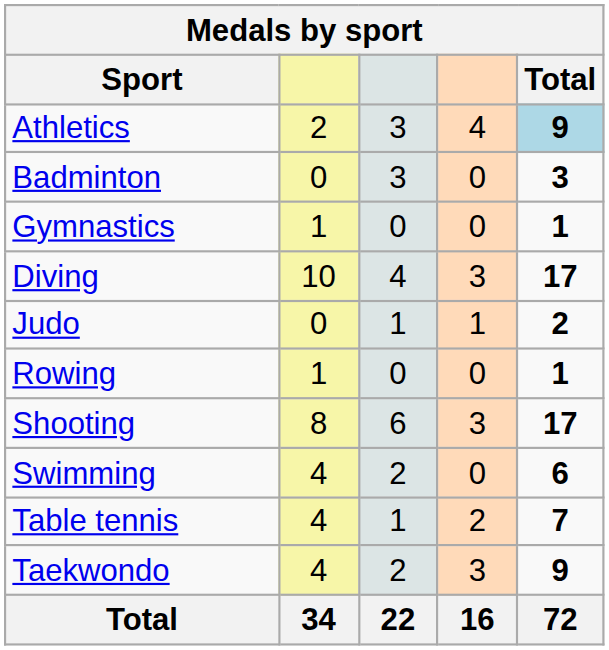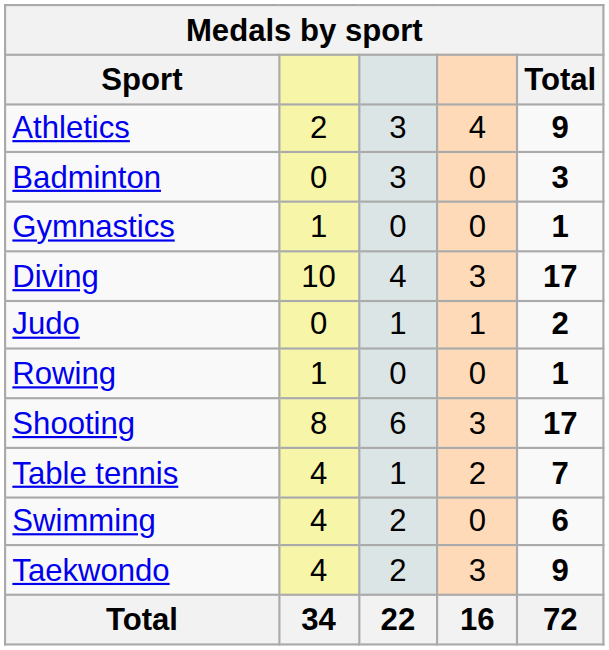(560, 128) lightblue background -> (560, 128) no background
rows swapped: (84, 472) <-> (95, 521)
